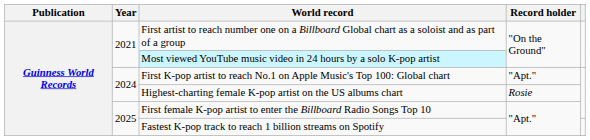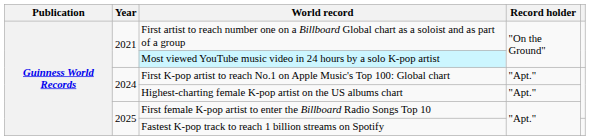(520, 93) Rosie -> (522, 93) "Apt."
